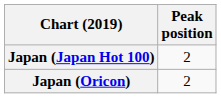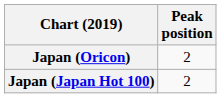rows swapped: (81, 57) <-> (81, 81)
